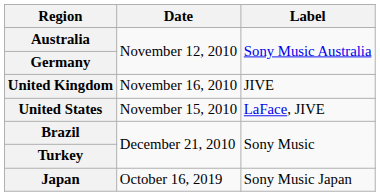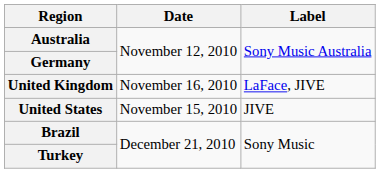(259, 86) JIVE -> (284, 86) LaFace, JIVE
(284, 109) LaFace, JIVE -> (259, 109) JIVE
- row: (60, 179)
